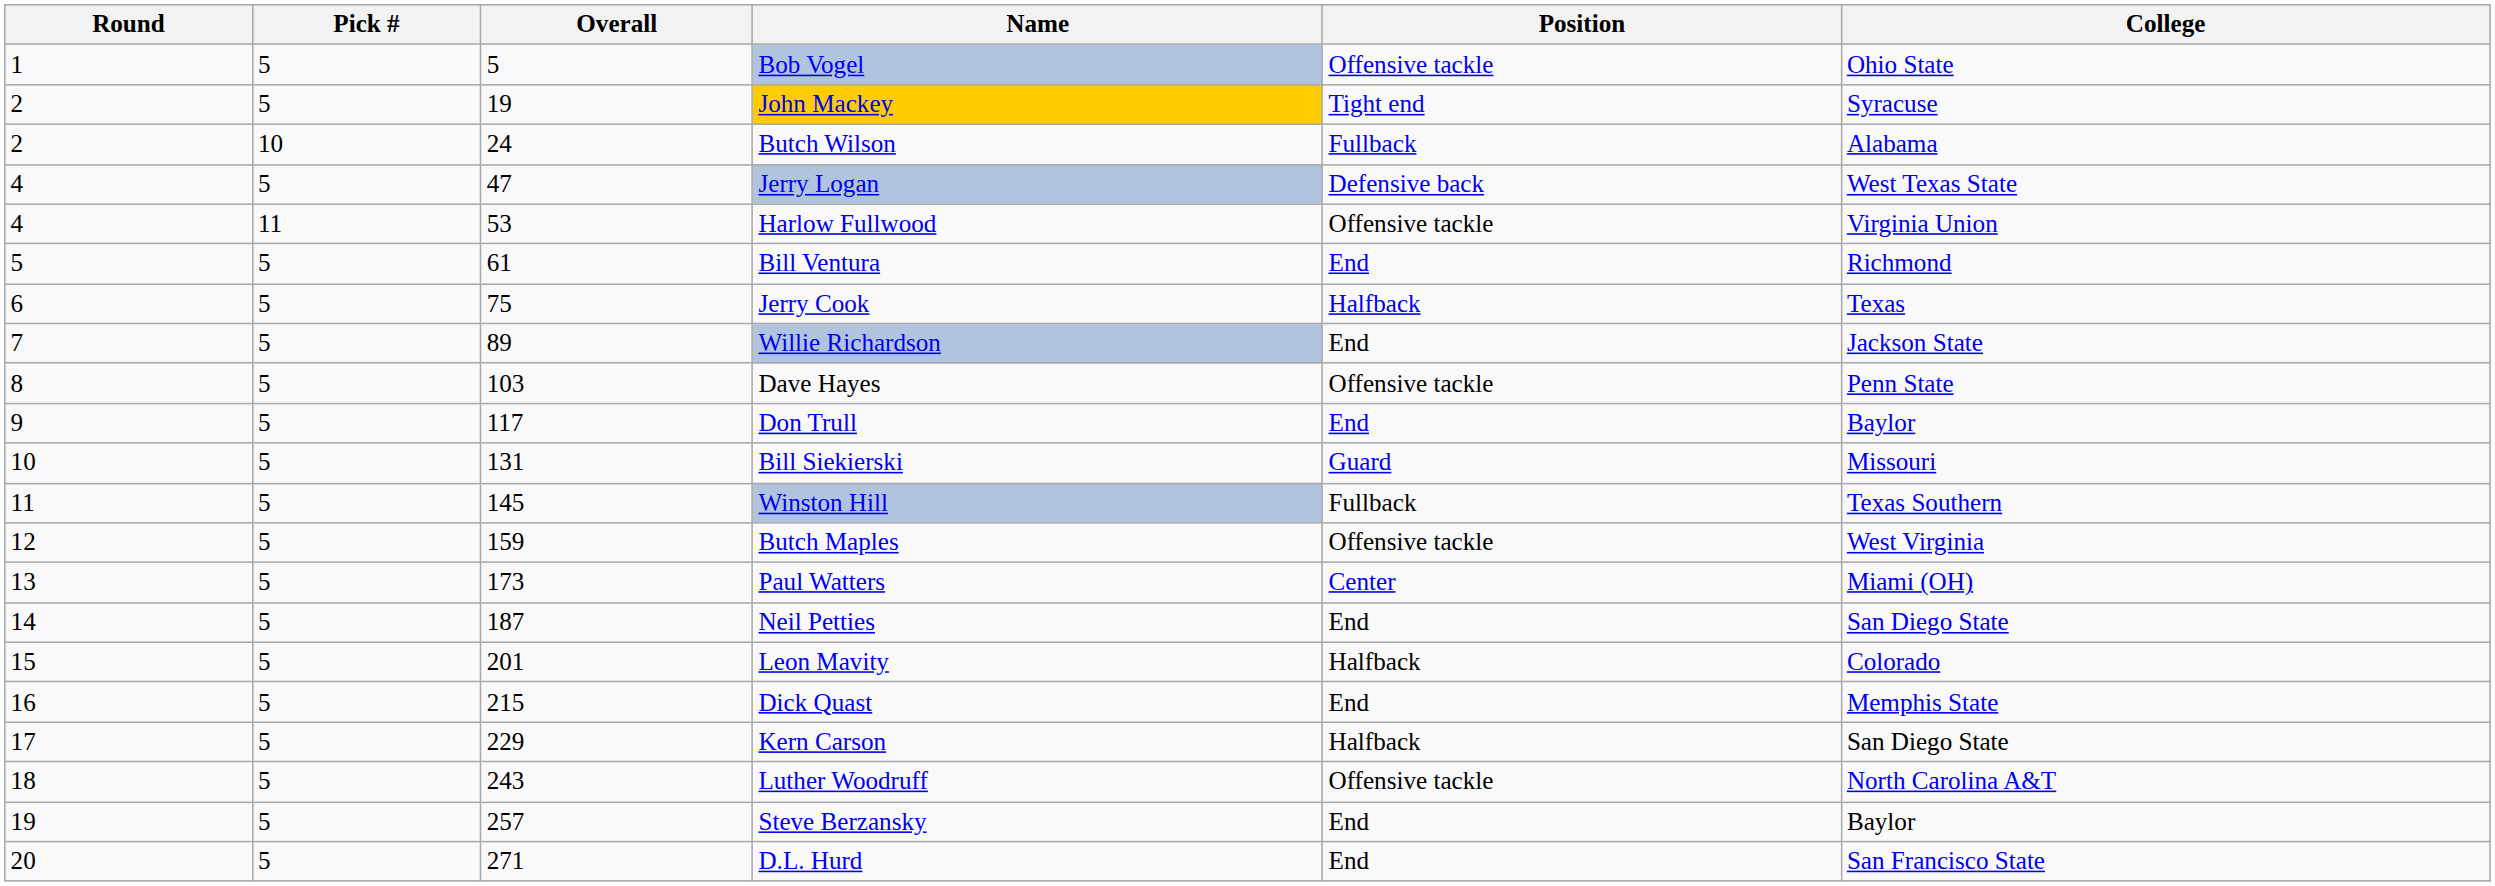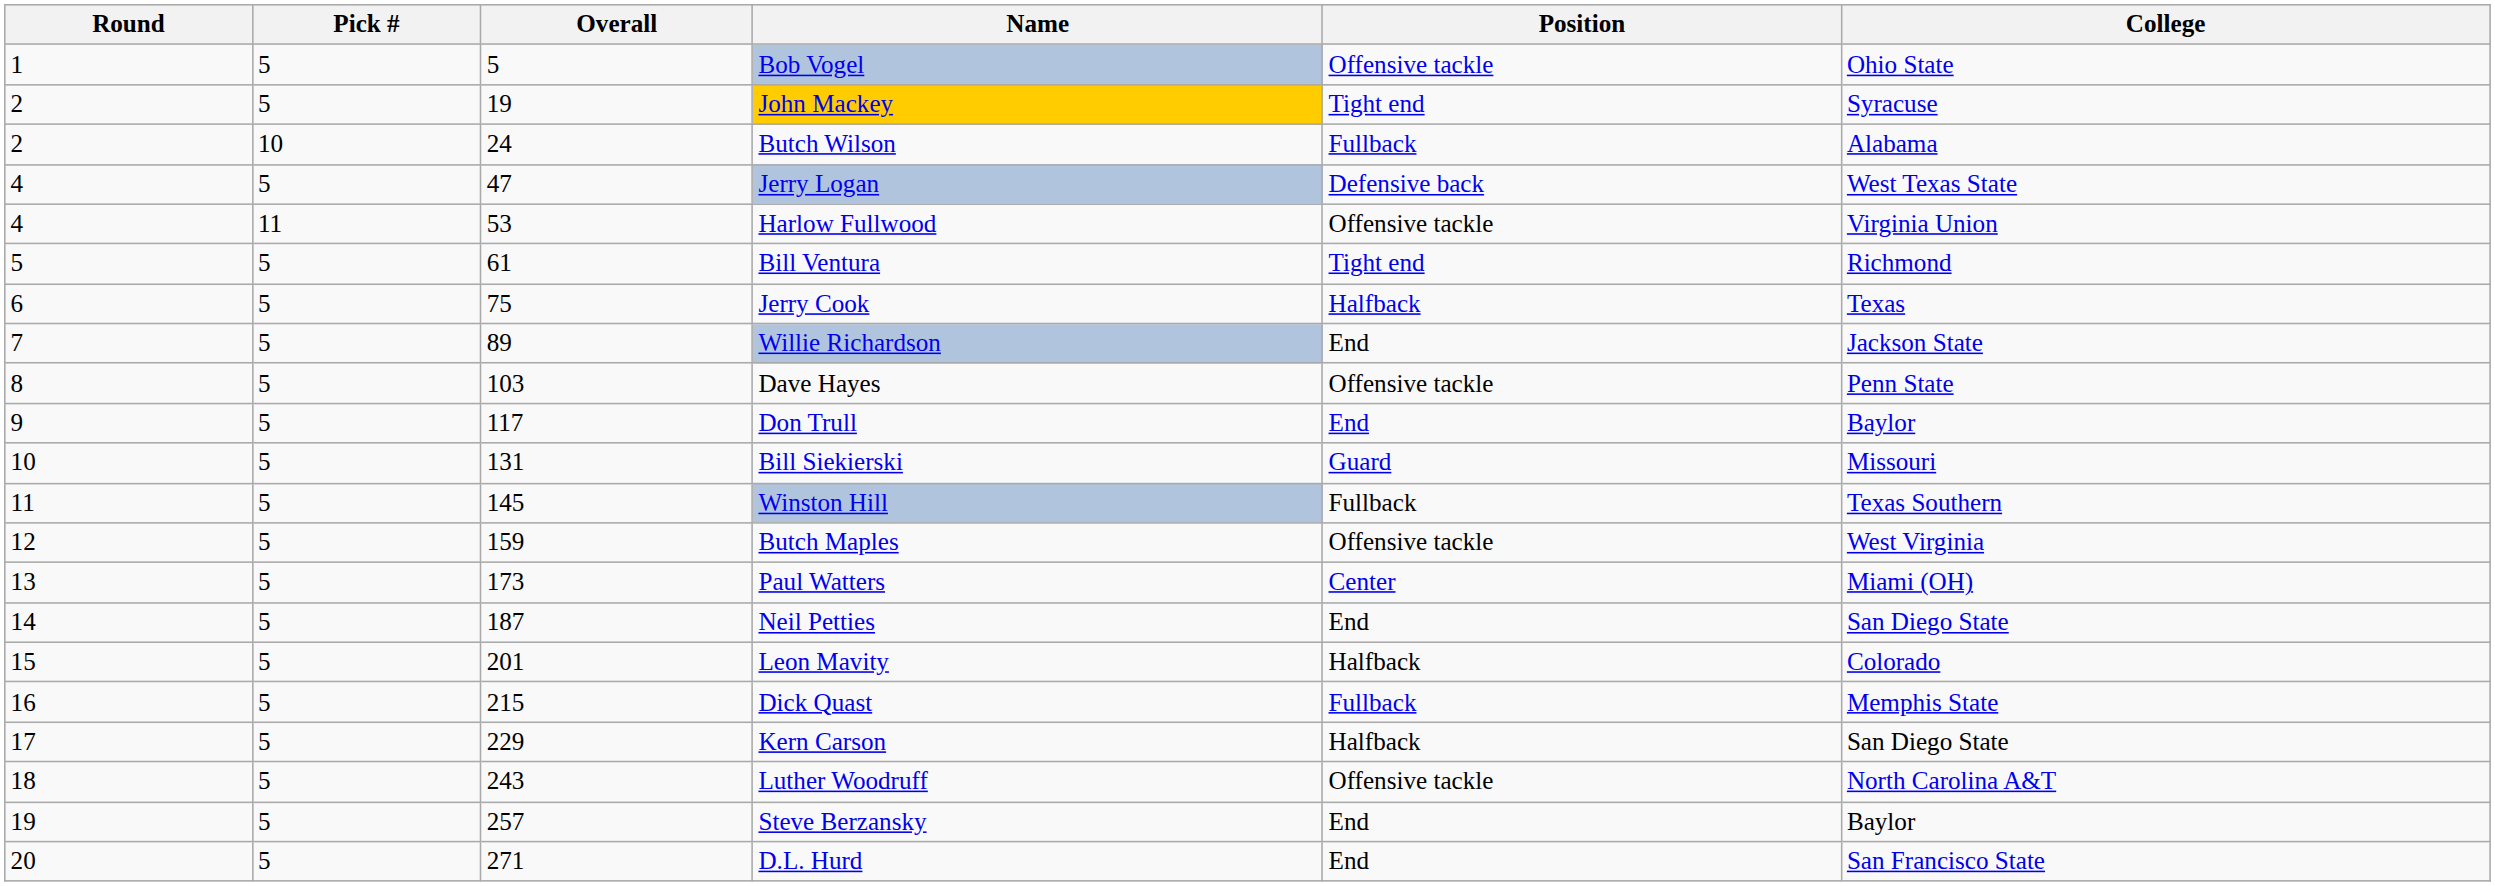(1349, 263) End -> (1377, 263) Tight end
(1349, 701) End -> (1373, 701) Fullback
